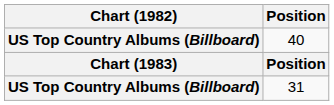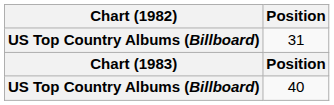rows swapped: (296, 87) <-> (296, 40)
